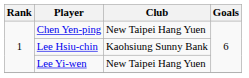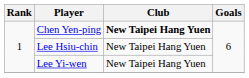(156, 30) normal -> (158, 30) bold
(157, 47) Kaohsiung Sunny Bank -> (156, 47) New Taipei Hang Yuen
